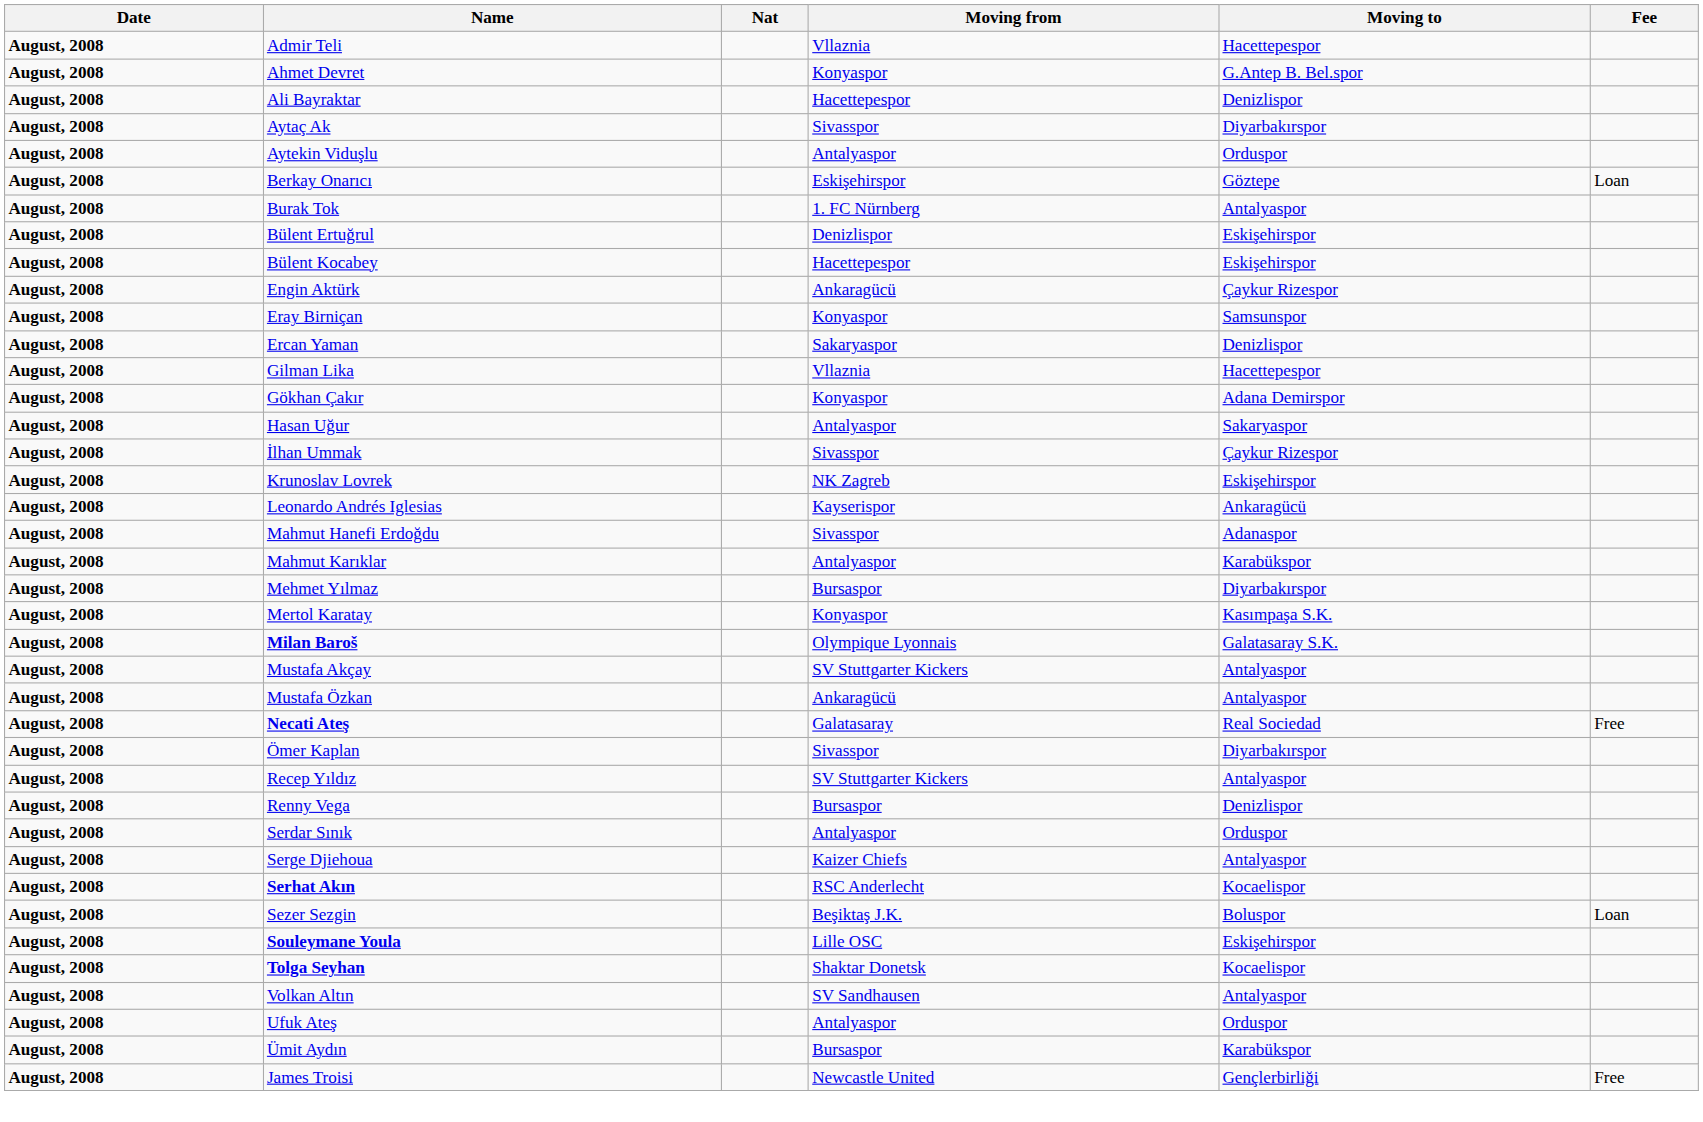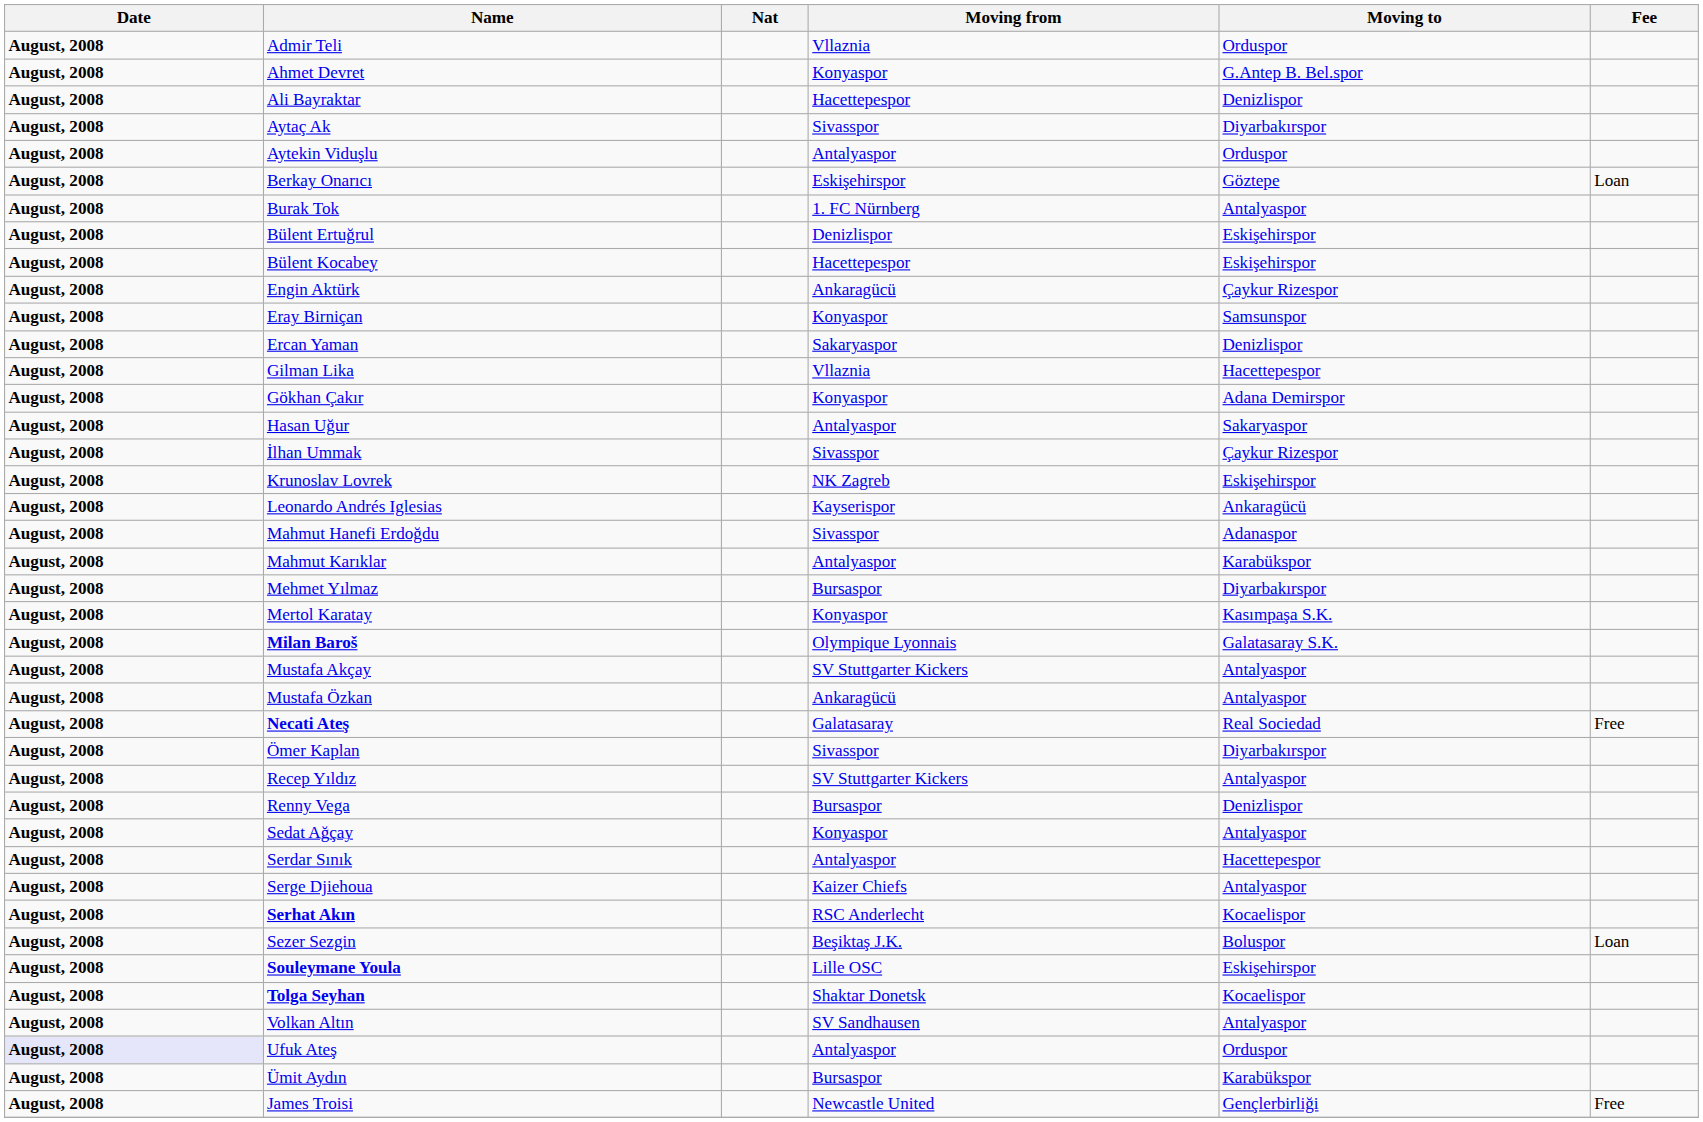(1271, 45) Hacettepespor -> (1255, 45) Orduspor
+ row: (310, 832)
(1255, 832) Orduspor -> (1271, 859) Hacettepespor
(56, 1022) no background -> (56, 1049) lavender background
